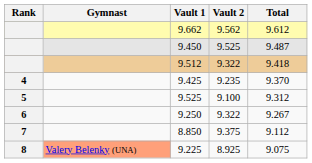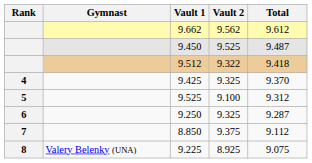(229, 81) 9.235 -> (229, 81) 9.325
(229, 115) 9.322 -> (229, 115) 9.325
(278, 115) 9.267 -> (278, 115) 9.287
(91, 149) lightsalmon background -> (91, 149) no background
